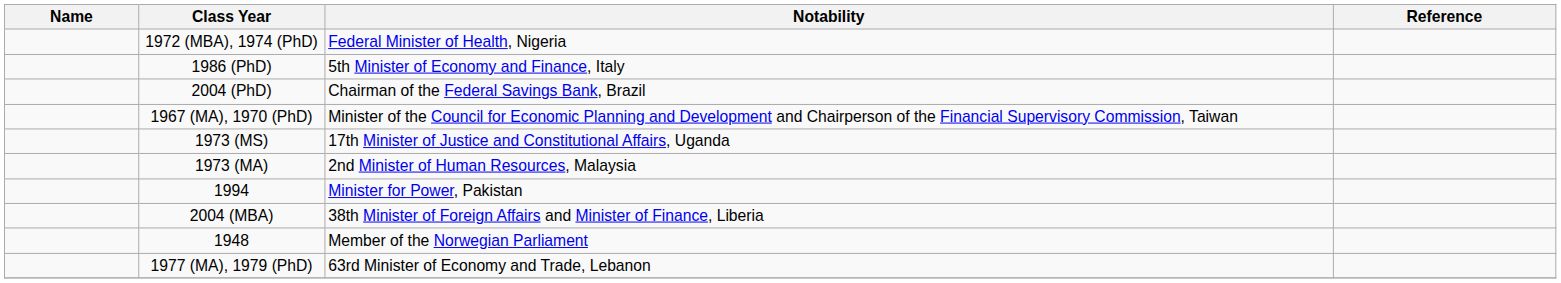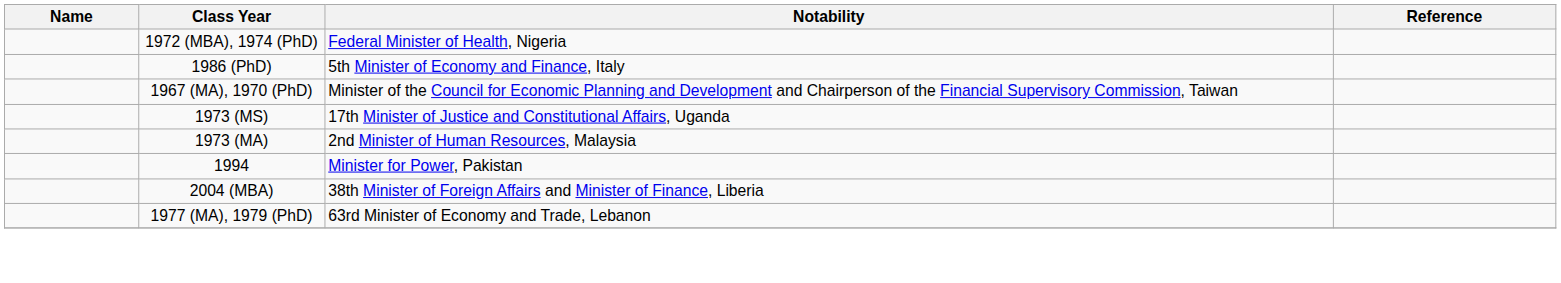- row: (232, 91)
- row: (232, 240)
